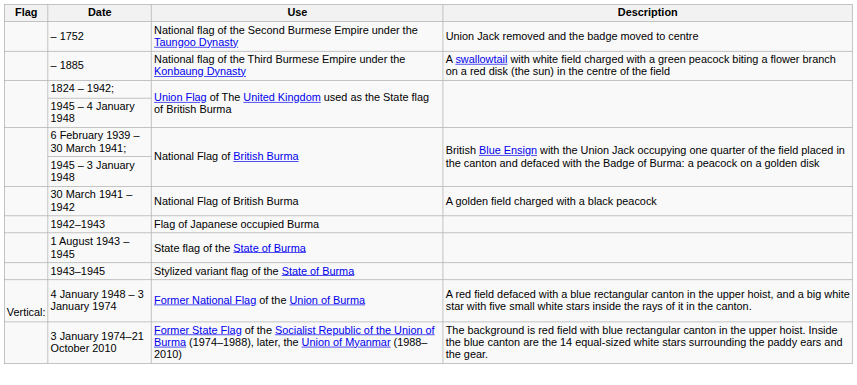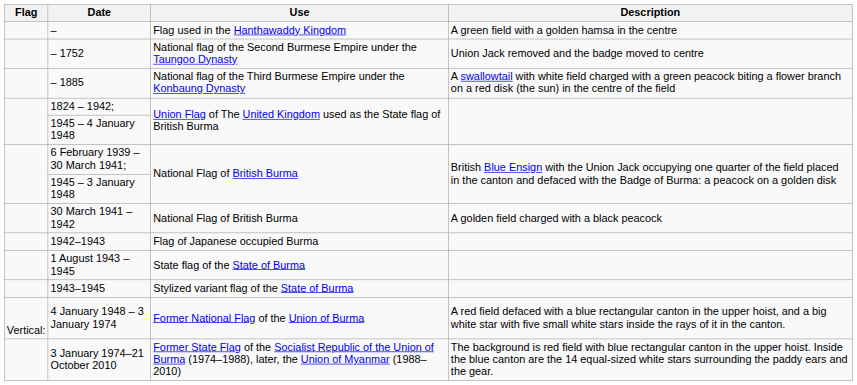+ row: (54, 30)
